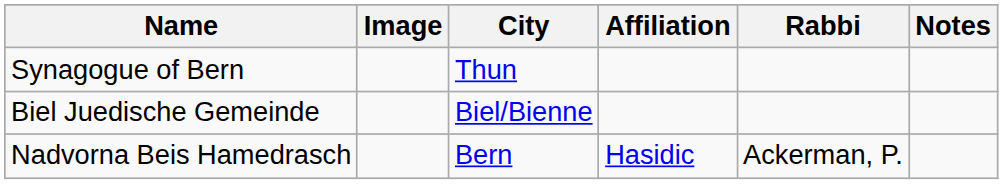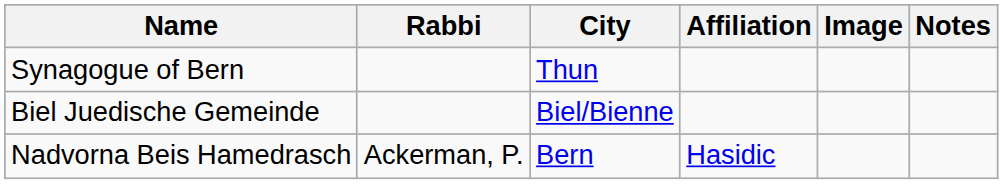columns swapped: (403, 26) <-> (823, 26)
